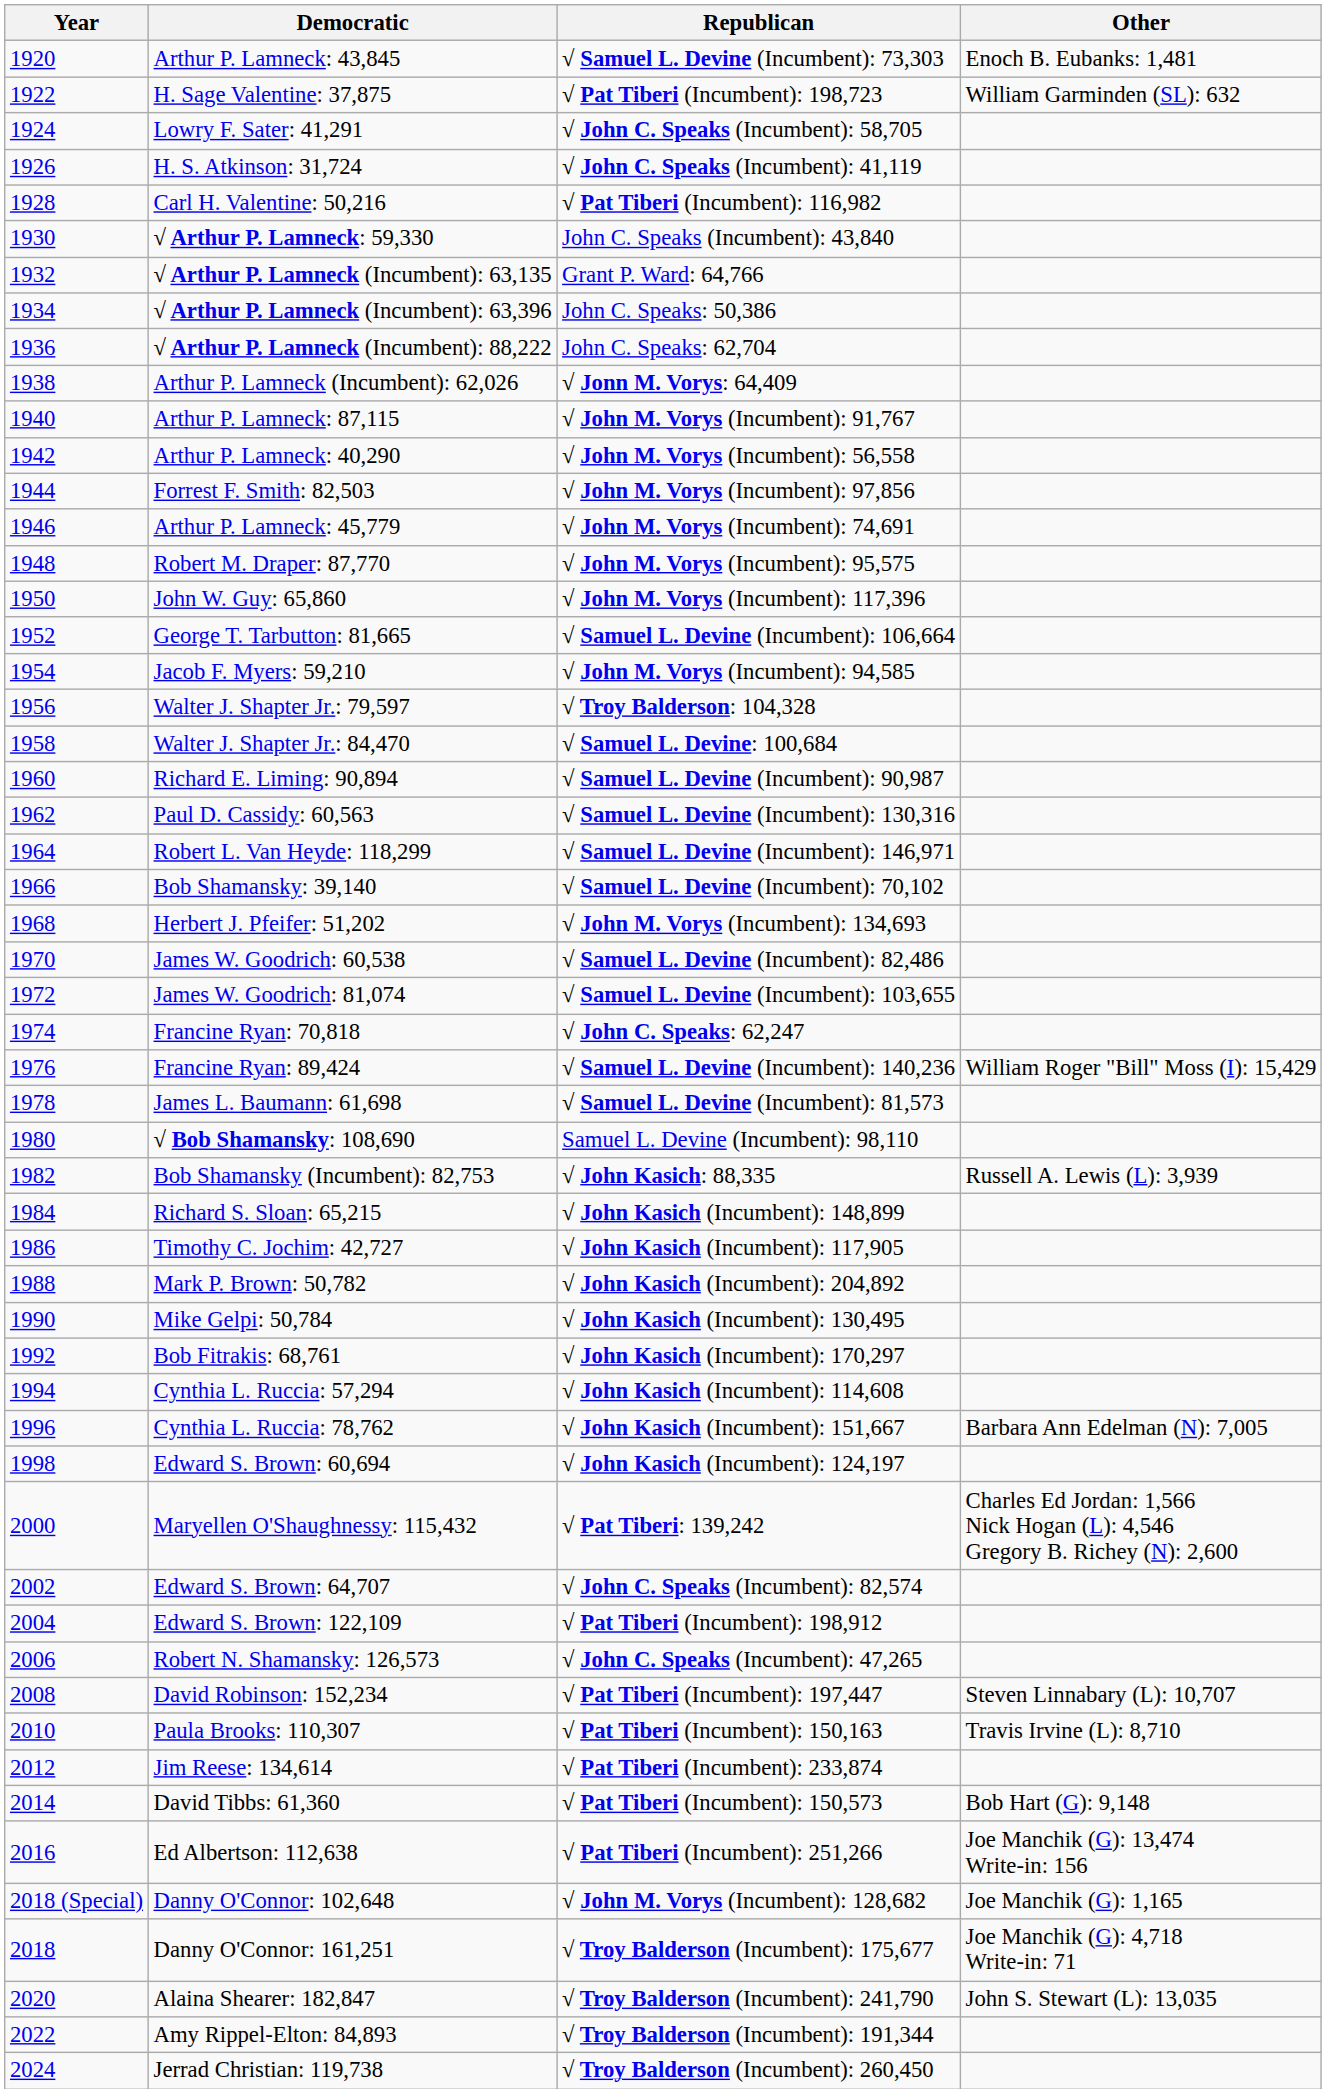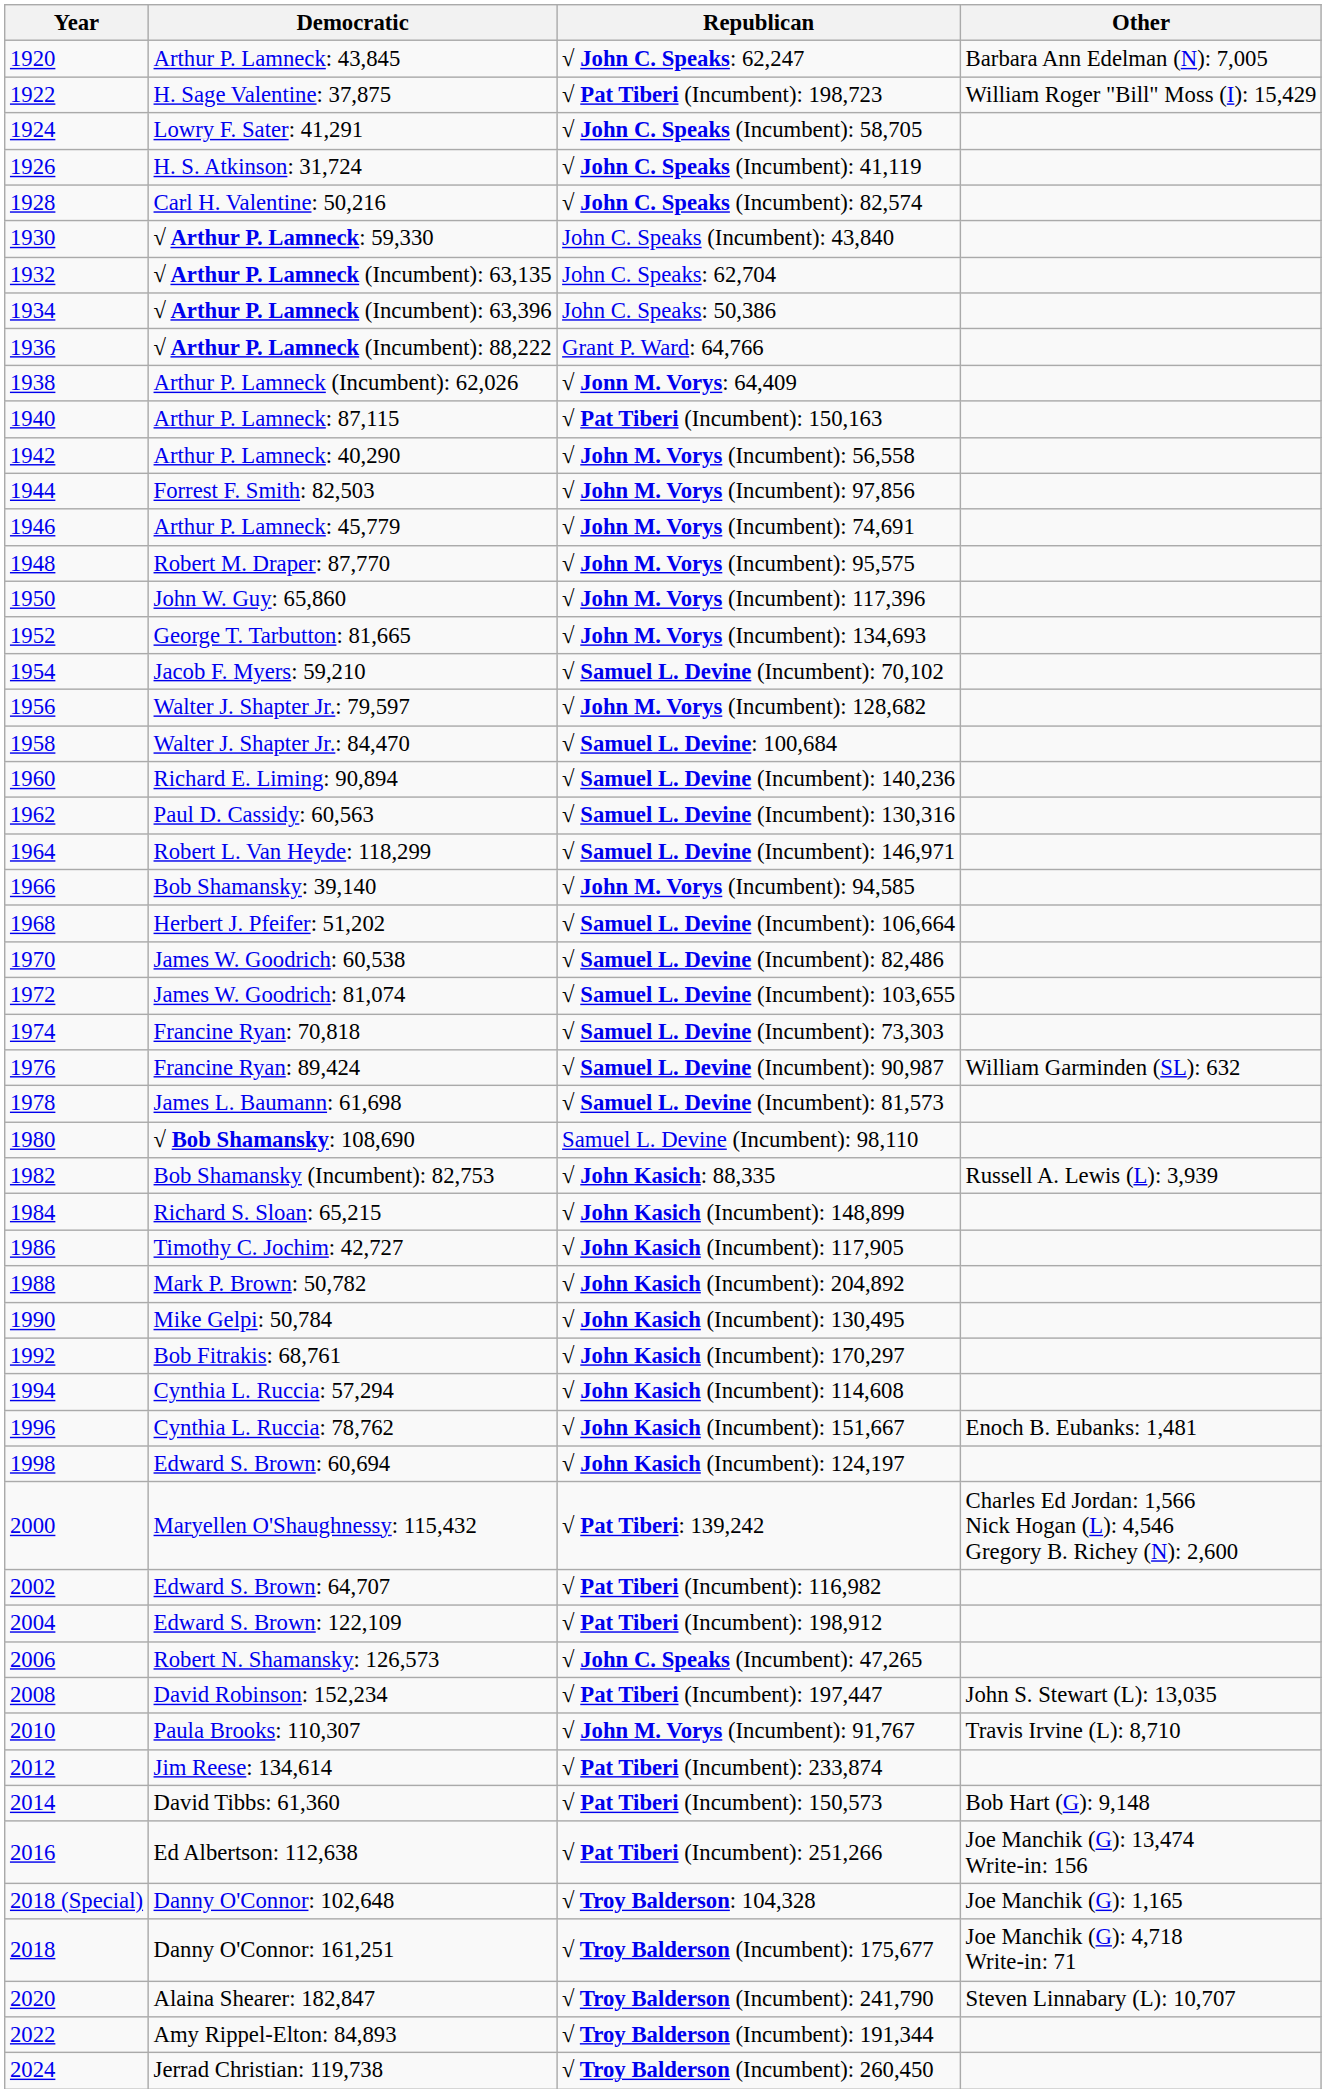(753, 58) √ Samuel L. Devine (Incumbent): 73,303 -> (683, 58) √ John C. Speaks: 62,247
(1081, 58) Enoch B. Eubanks: 1,481 -> (1117, 58) Barbara Ann Edelman (N): 7,005
(1103, 94) William Garminden (SL): 632 -> (1141, 94) William Roger "Bill" Moss (I): 15,429
(722, 202) √ Pat Tiberi (Incumbent): 116,982 -> (742, 202) √ John C. Speaks (Incumbent): 82,574
(663, 274) Grant P. Ward: 64,766 -> (669, 274) John C. Speaks: 62,704
(669, 346) John C. Speaks: 62,704 -> (663, 346) Grant P. Ward: 64,766
(738, 418) √ John M. Vorys (Incumbent): 91,767 -> (722, 418) √ Pat Tiberi (Incumbent): 150,163
(759, 635) √ Samuel L. Devine (Incumbent): 106,664 -> (744, 635) √ John M. Vorys (Incumbent): 134,693
(738, 671) √ John M. Vorys (Incumbent): 94,585 -> (753, 671) √ Samuel L. Devine (Incumbent): 70,102
(689, 707) √ Troy Balderson: 104,328 -> (744, 707) √ John M. Vorys (Incumbent): 128,682
(753, 779) √ Samuel L. Devine (Incumbent): 90,987 -> (759, 779) √ Samuel L. Devine (Incumbent): 140,236
(753, 887) √ Samuel L. Devine (Incumbent): 70,102 -> (738, 887) √ John M. Vorys (Incumbent): 94,585
(744, 923) √ John M. Vorys (Incumbent): 134,693 -> (759, 923) √ Samuel L. Devine (Incumbent): 106,664
(683, 1031) √ John C. Speaks: 62,247 -> (753, 1031) √ Samuel L. Devine (Incumbent): 73,303
(759, 1067) √ Samuel L. Devine (Incumbent): 140,236 -> (753, 1067) √ Samuel L. Devine (Incumbent): 90,987
(1141, 1067) William Roger "Bill" Moss (I): 15,429 -> (1103, 1067) William Garminden (SL): 632
(1117, 1427) Barbara Ann Edelman (N): 7,005 -> (1081, 1427) Enoch B. Eubanks: 1,481
(742, 1587) √ John C. Speaks (Incumbent): 82,574 -> (722, 1587) √ Pat Tiberi (Incumbent): 116,982
(1101, 1695) Steven Linnabary (L): 10,707 -> (1091, 1695) John S. Stewart (L): 13,035
(722, 1731) √ Pat Tiberi (Incumbent): 150,163 -> (738, 1731) √ John M. Vorys (Incumbent): 91,767
(744, 1900) √ John M. Vorys (Incumbent): 128,682 -> (689, 1900) √ Troy Balderson: 104,328
(1091, 1998) John S. Stewart (L): 13,035 -> (1101, 1998) Steven Linnabary (L): 10,707
